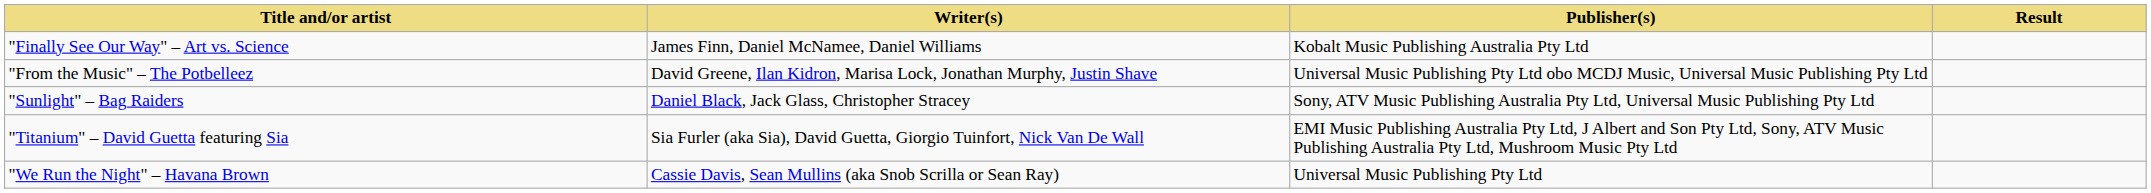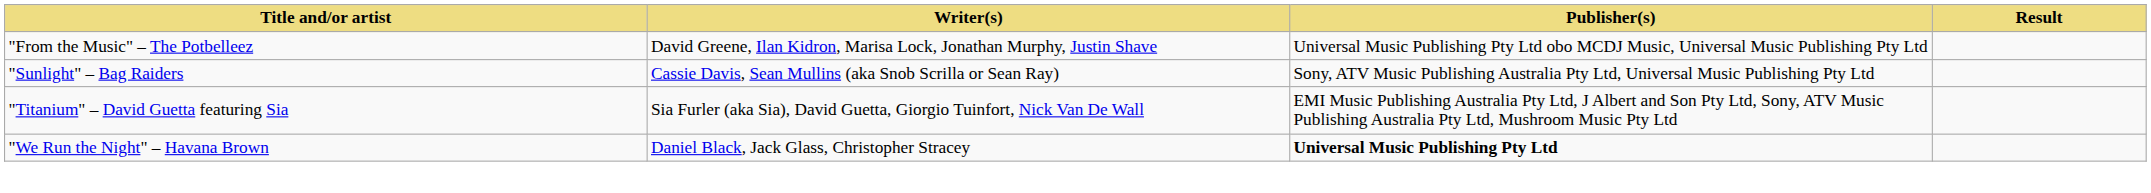- row: (149, 45)
(811, 100) Daniel Black, Jack Glass, Christopher Stracey -> (855, 73) Cassie Davis, Sean Mullins (aka Snob Scrilla or Sean Ray)
(855, 174) Cassie Davis, Sean Mullins (aka Snob Scrilla or Sean Ray) -> (811, 147) Daniel Black, Jack Glass, Christopher Stracey
(1418, 174) normal -> (1426, 147) bold
